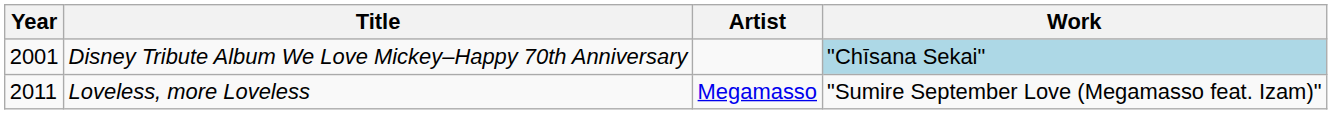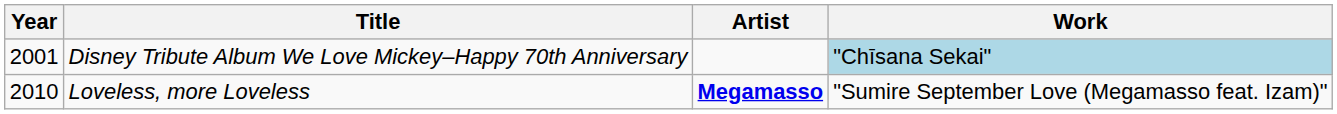(33, 91) 2011 -> (34, 91) 2010
(757, 91) normal -> (760, 91) bold
